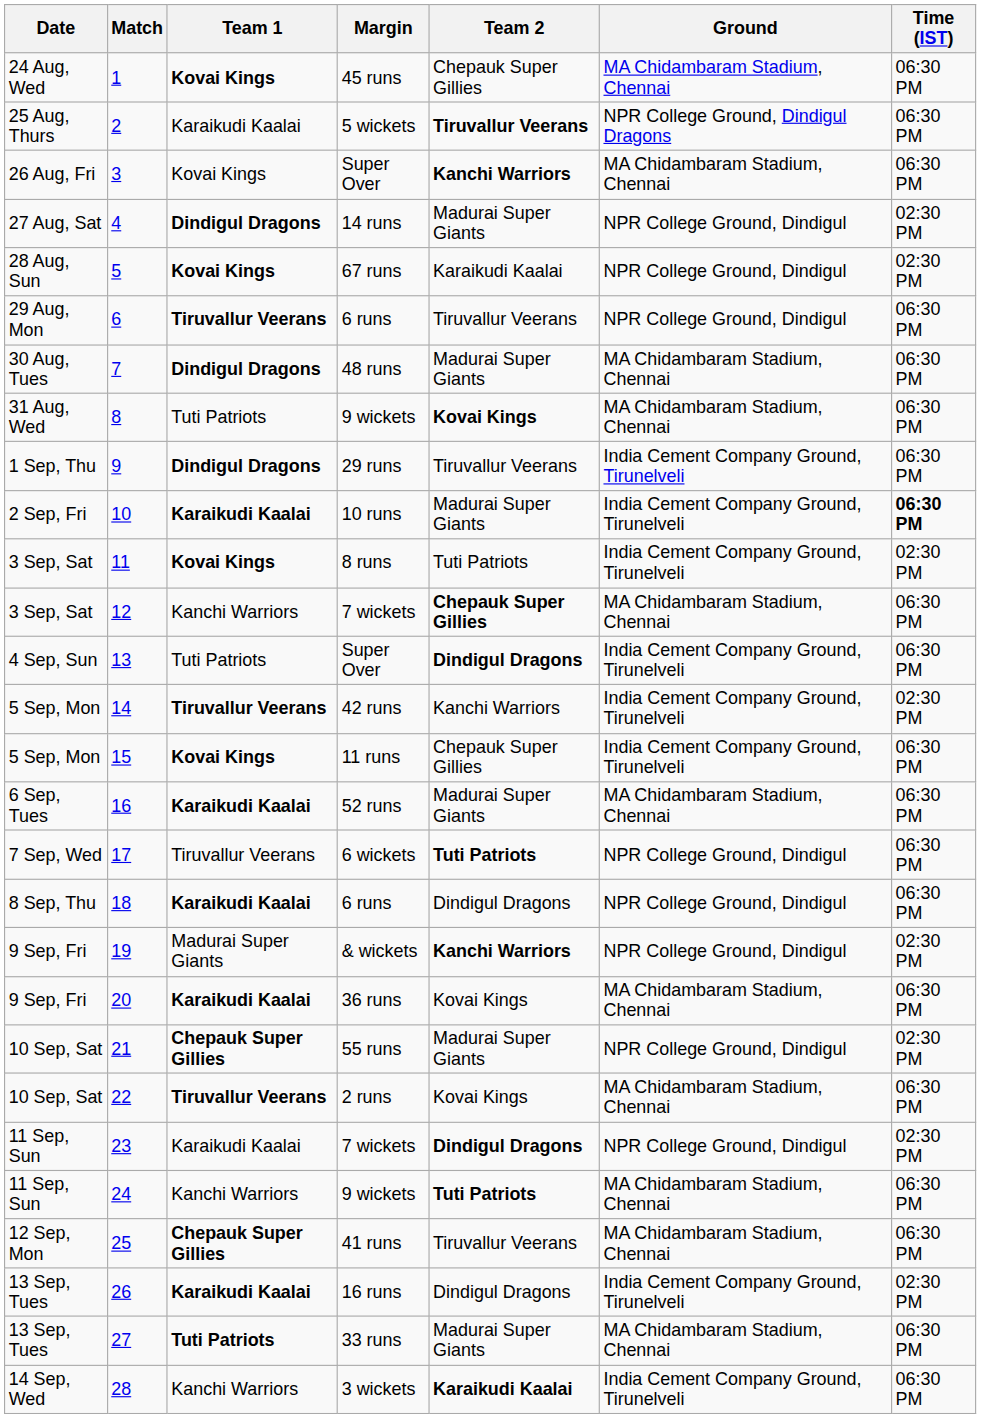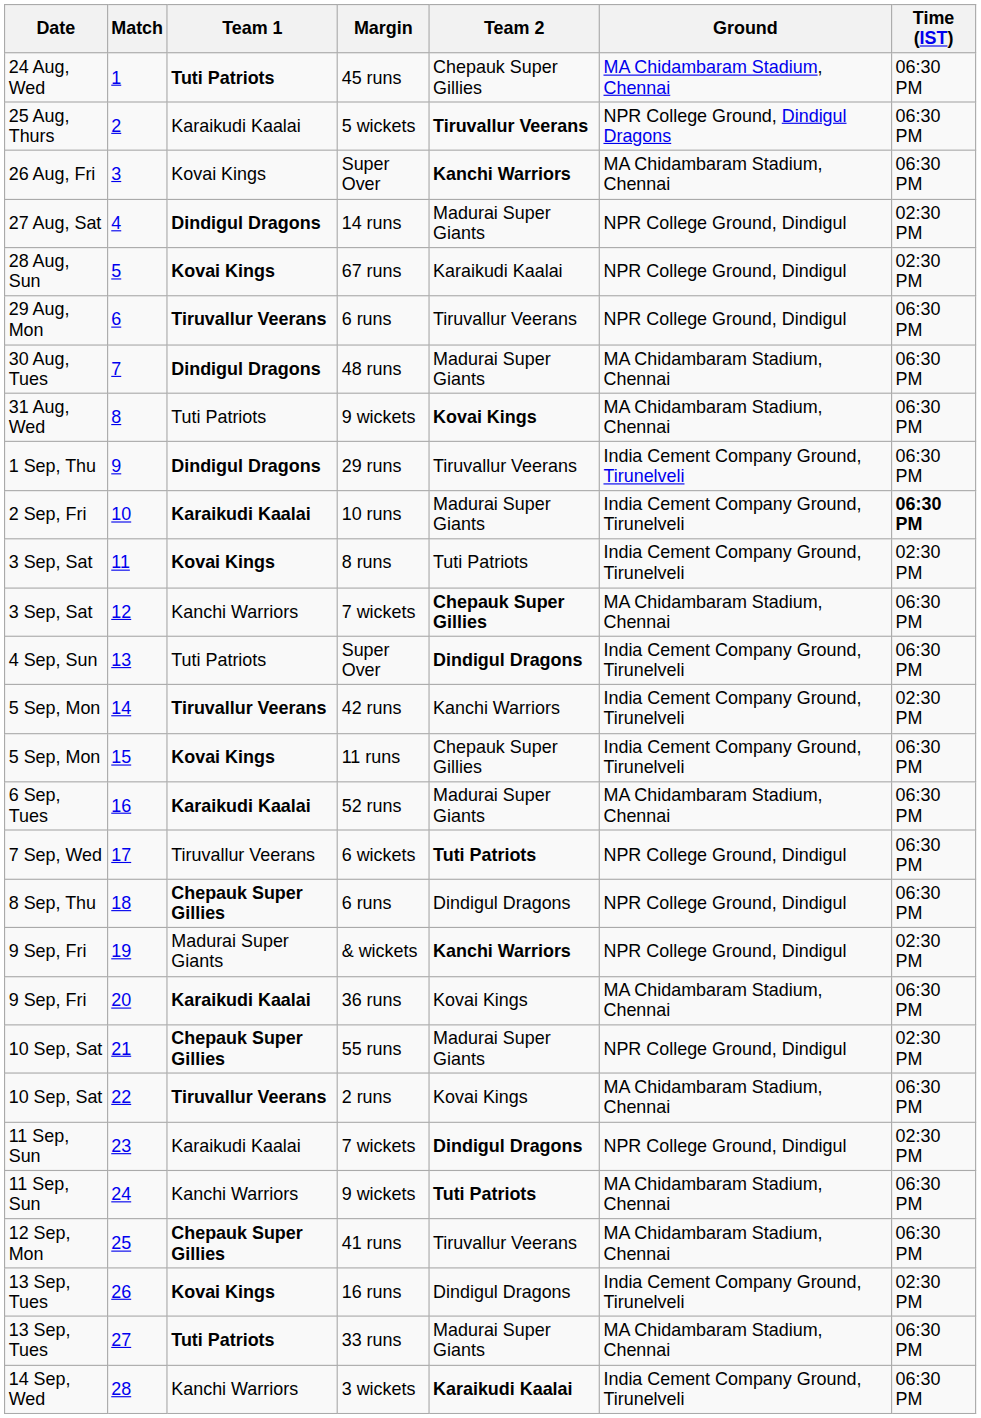(223, 77) Kovai Kings -> (223, 77) Tuti Patriots
(241, 903) Karaikudi Kaalai -> (237, 903) Chepauk Super Gillies
(241, 1291) Karaikudi Kaalai -> (223, 1291) Kovai Kings
